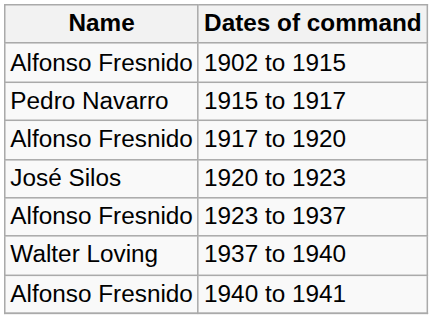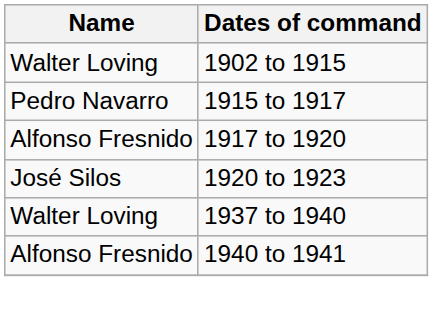(102, 62) Alfonso Fresnido -> (84, 62) Walter Loving
- row: (275, 216)
